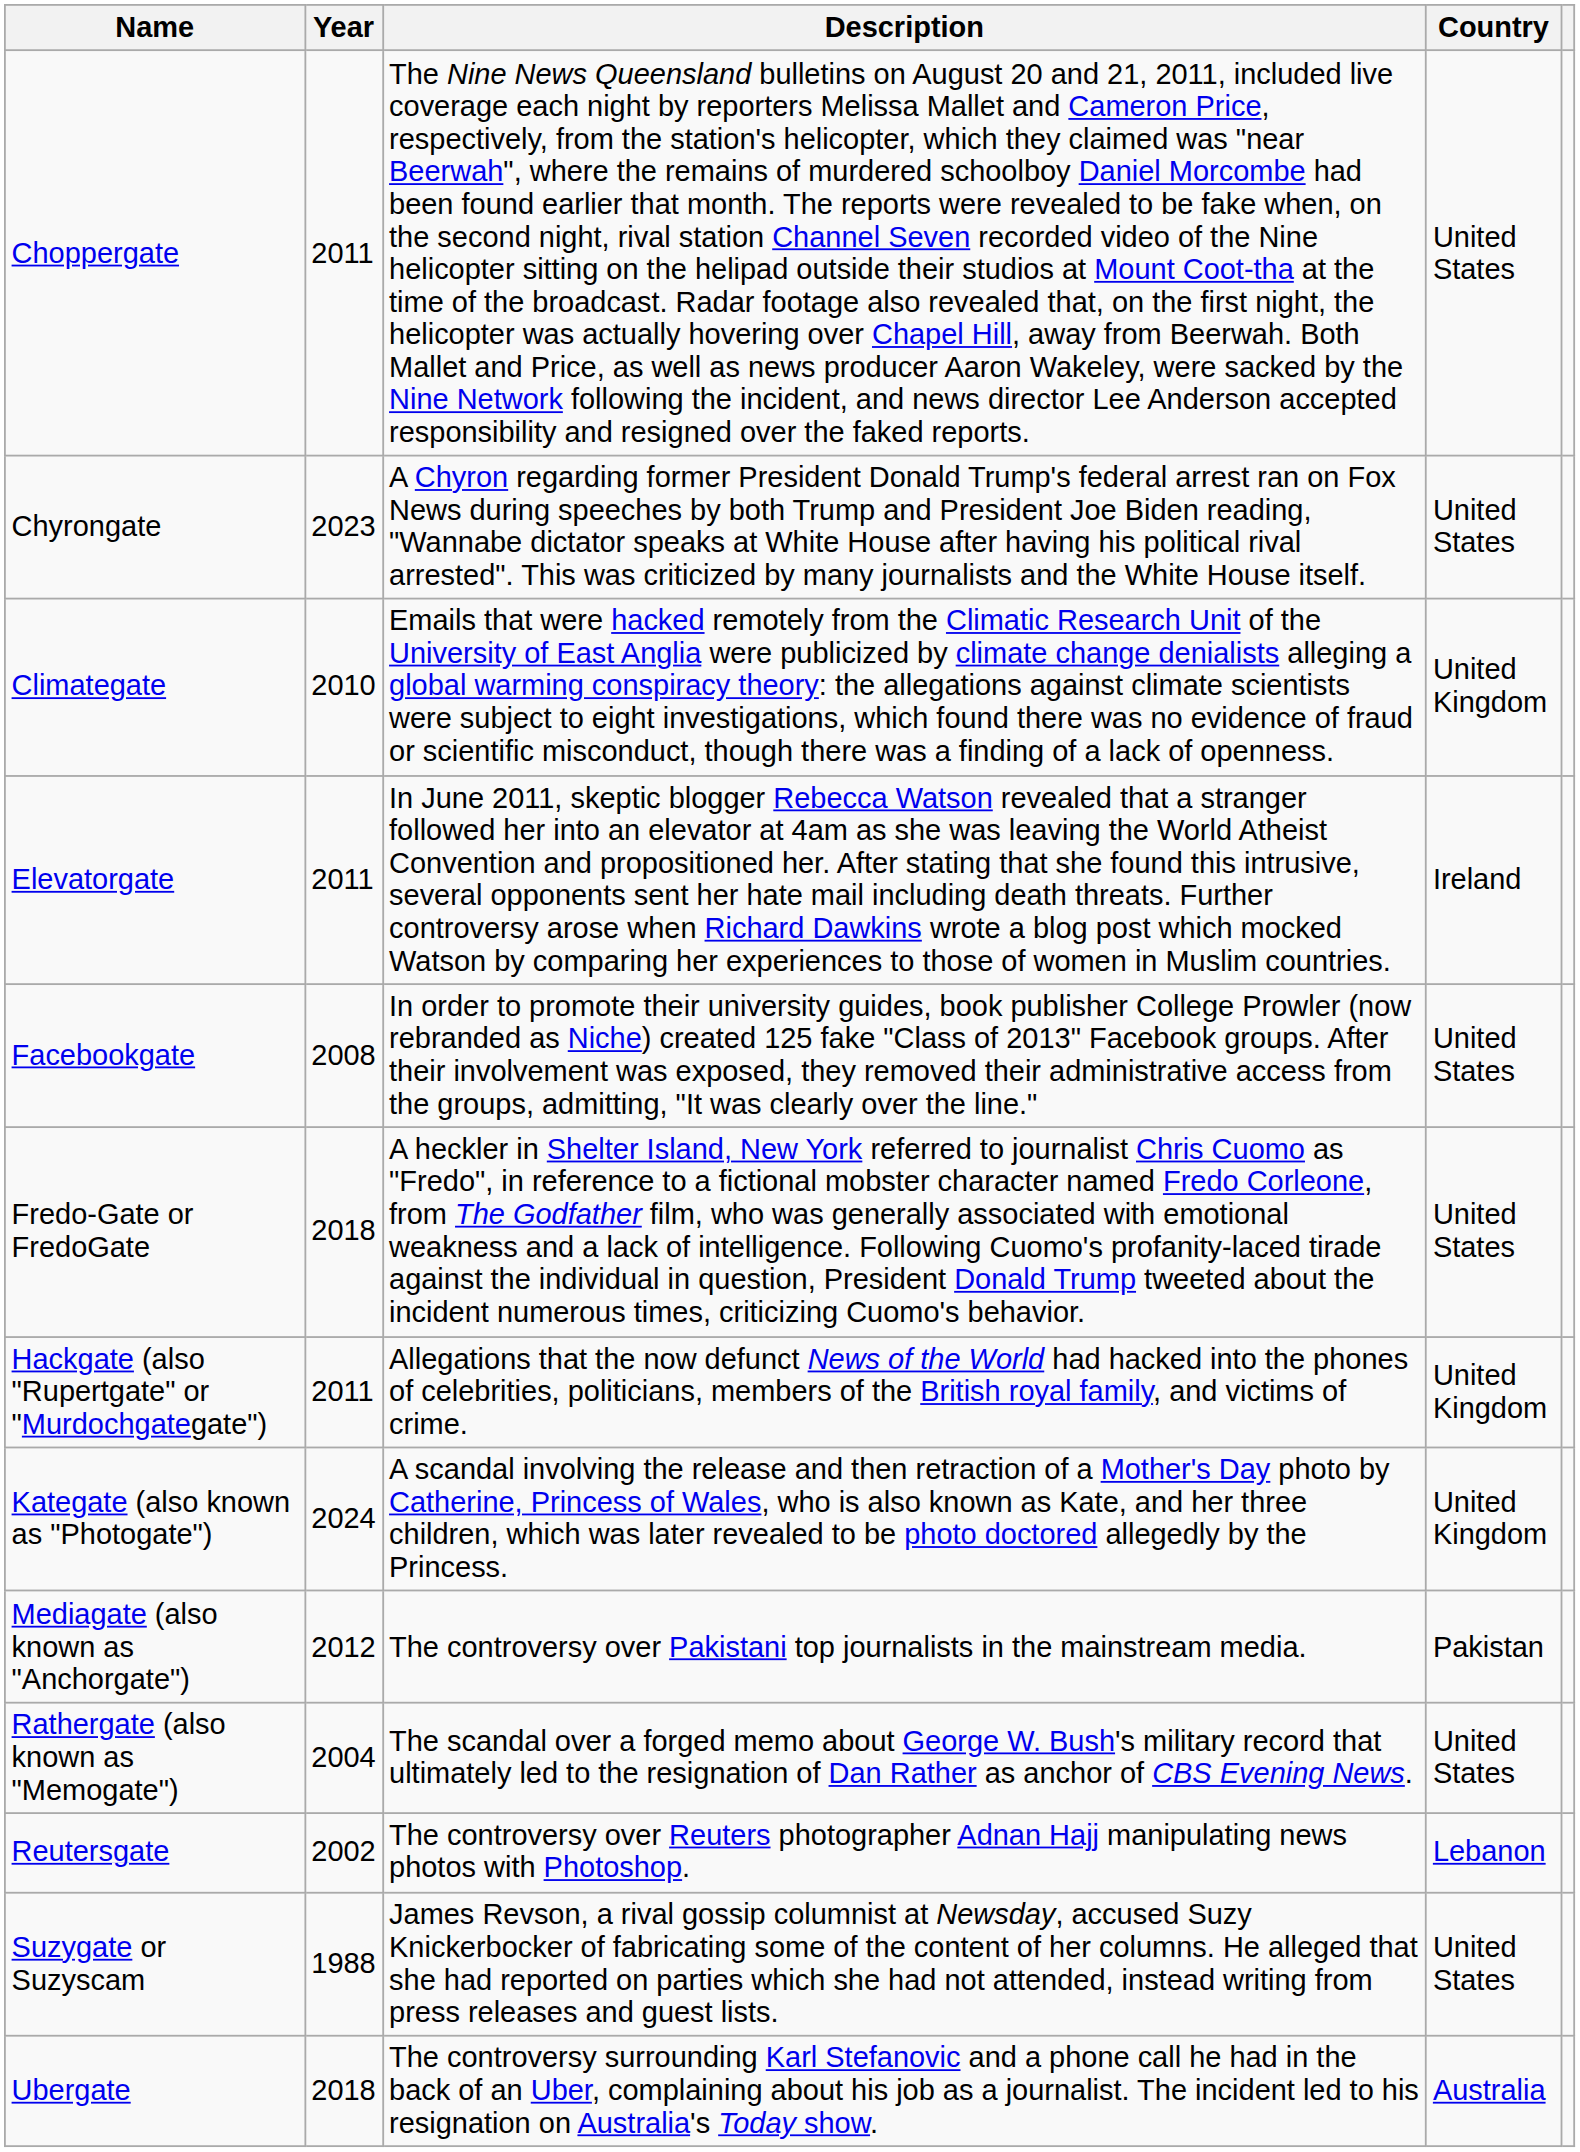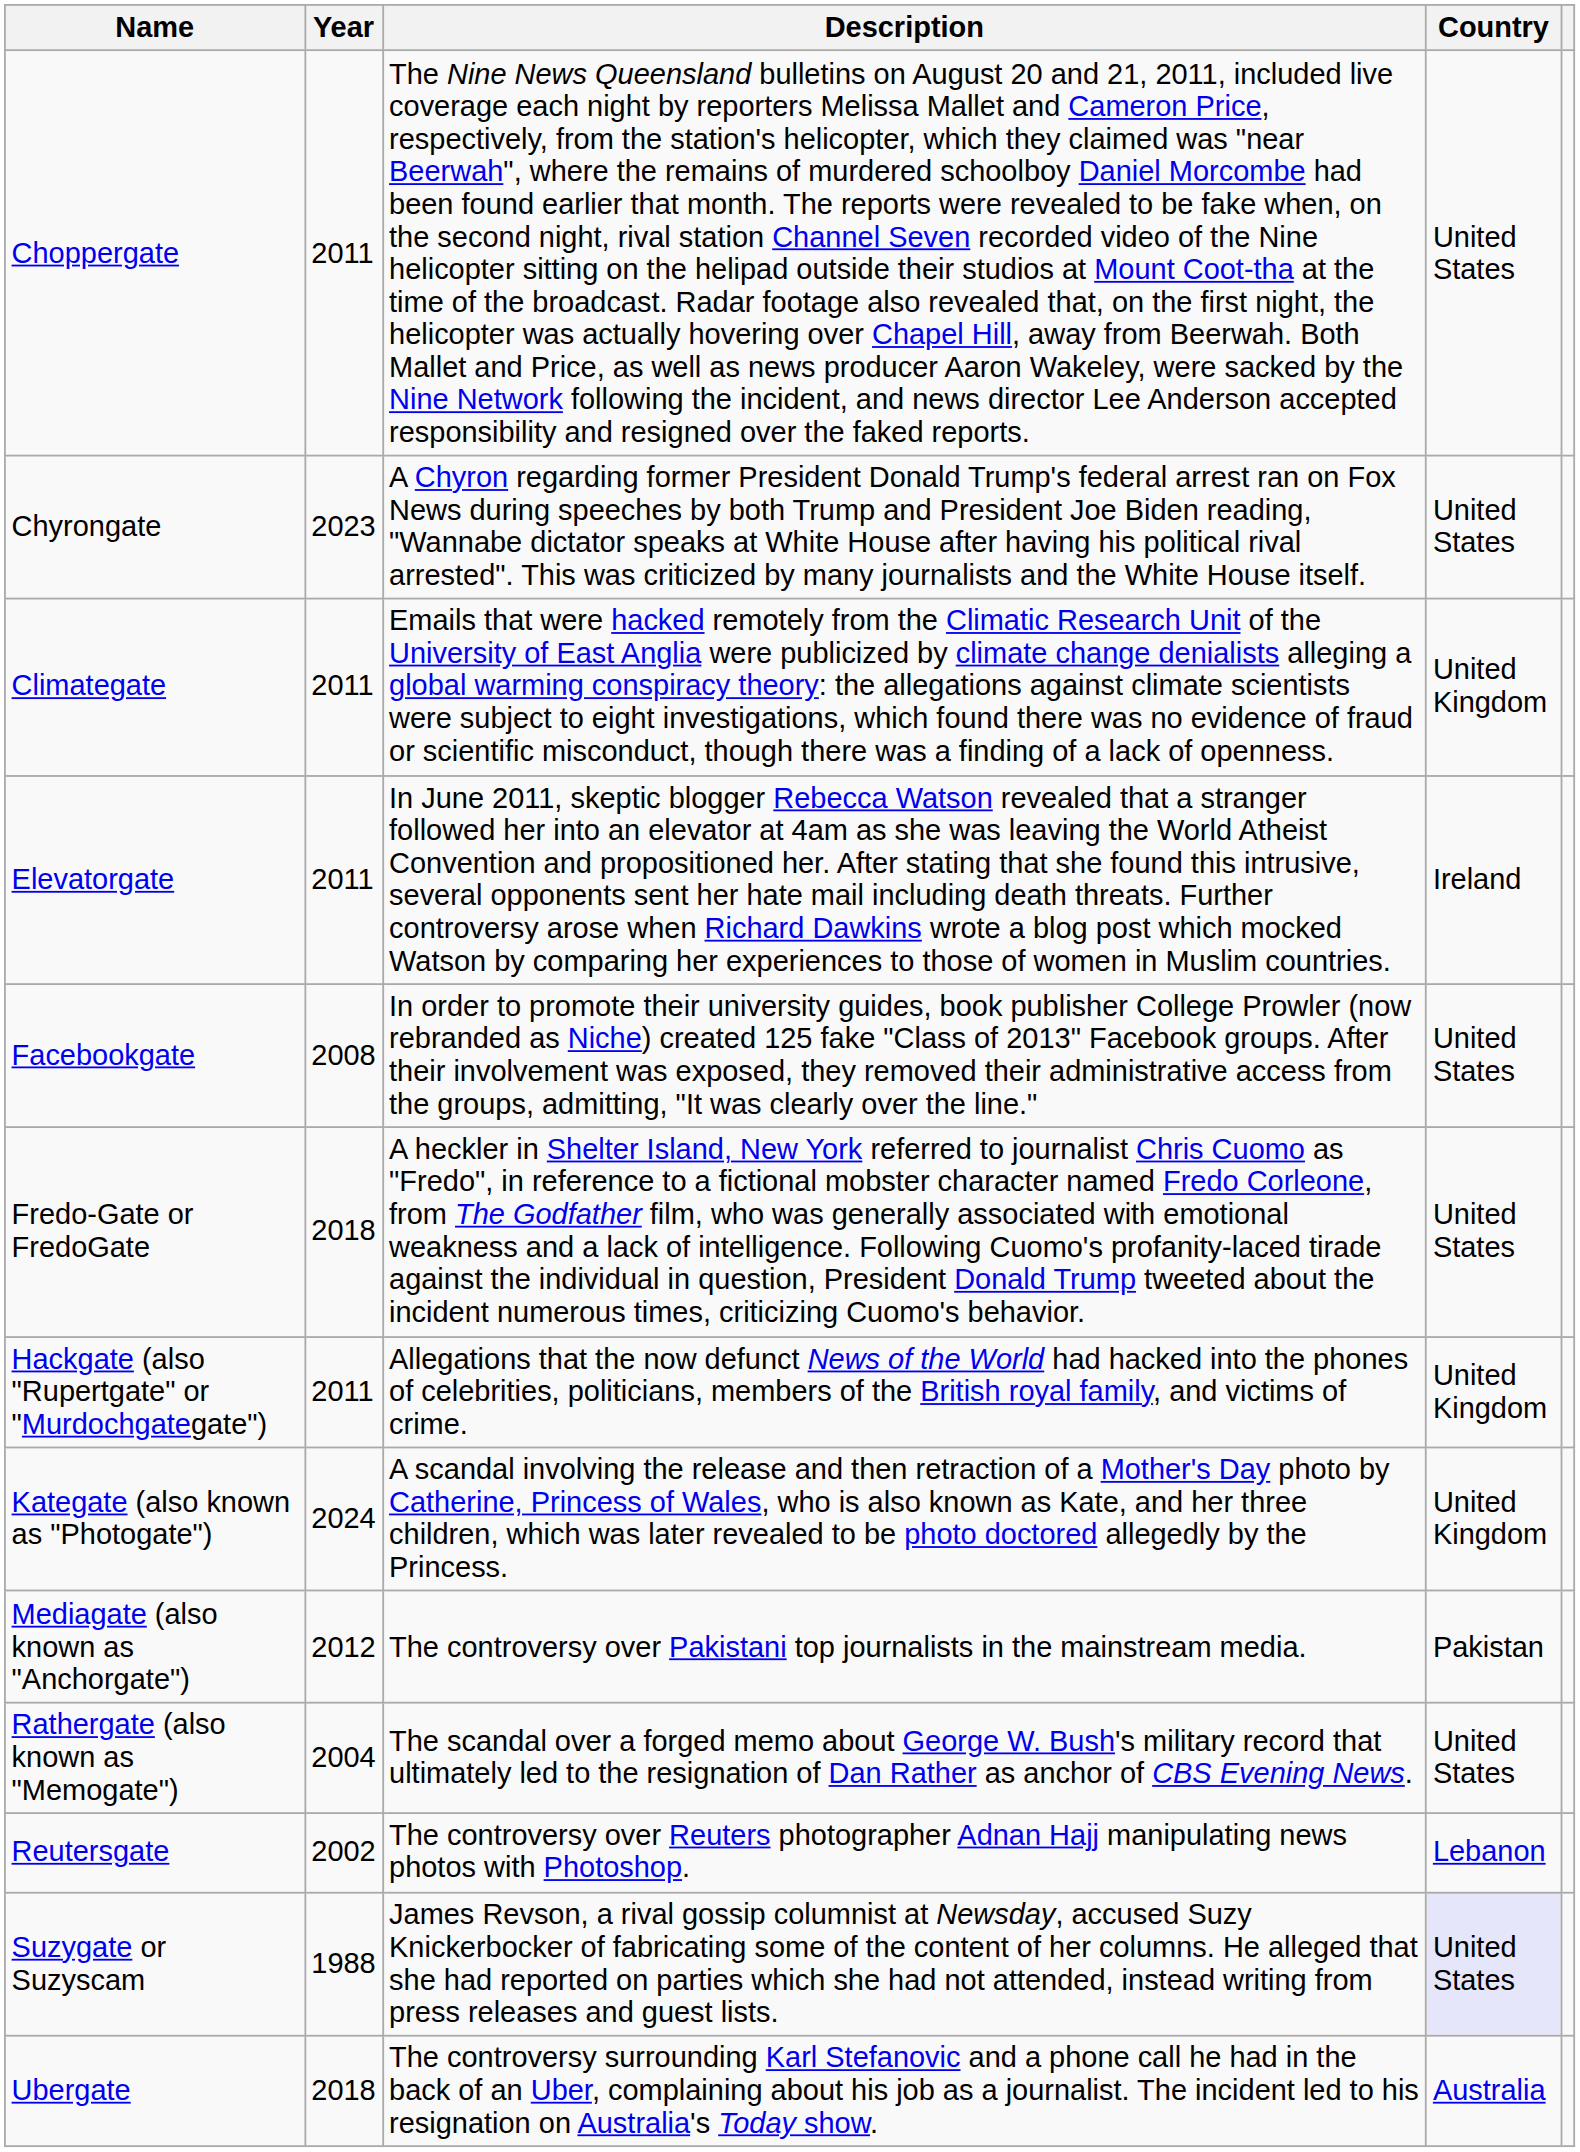(343, 686) 2010 -> (342, 686) 2011
(1475, 1963) no background -> (1475, 1963) lavender background
